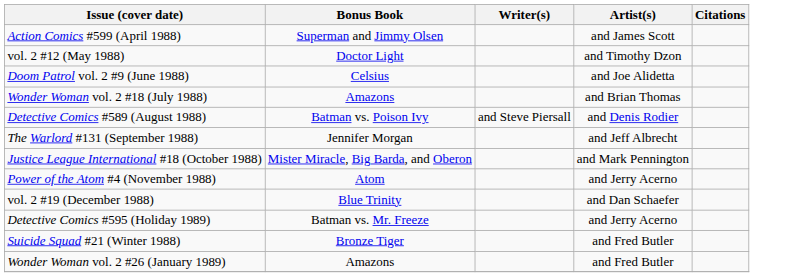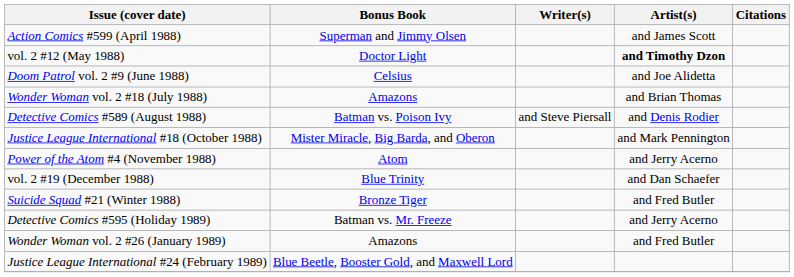(633, 55) normal -> (674, 55) bold
- row: (103, 138)
rows swapped: (94, 240) <-> (109, 220)
+ row: (137, 261)
